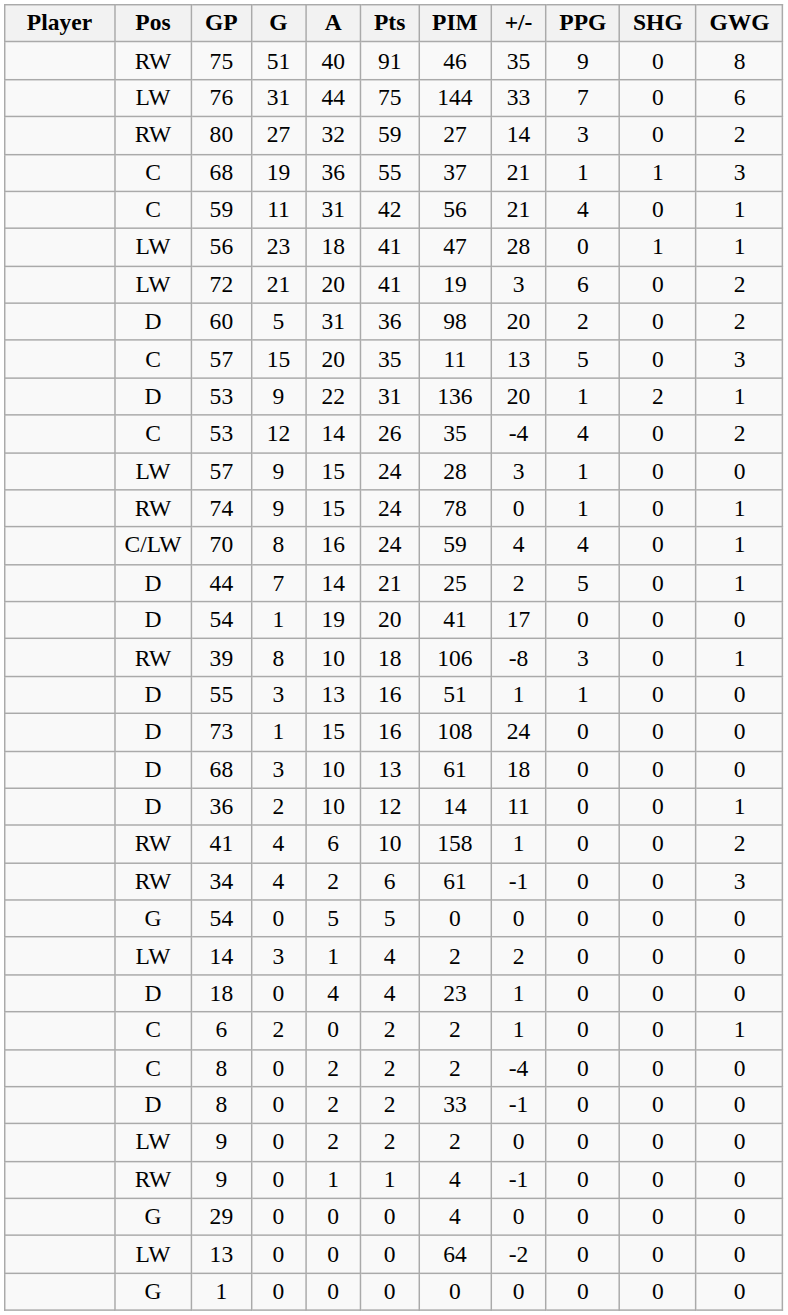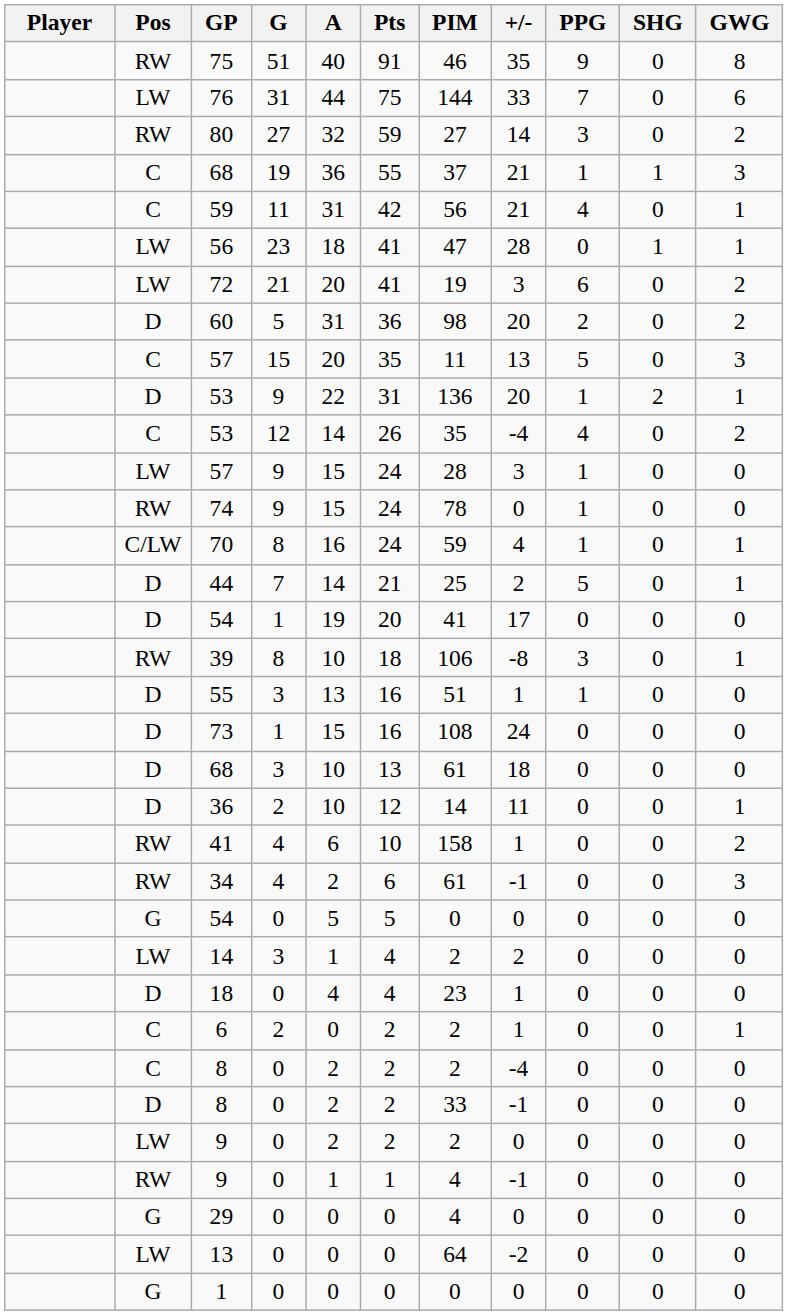(740, 508) 1 -> (740, 508) 0
(583, 545) 4 -> (583, 545) 1
